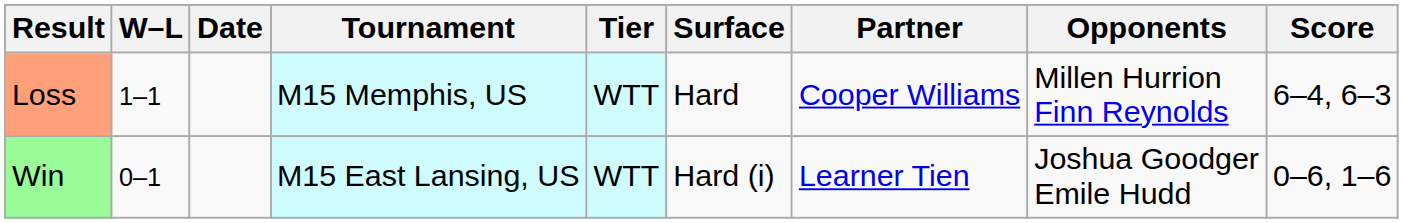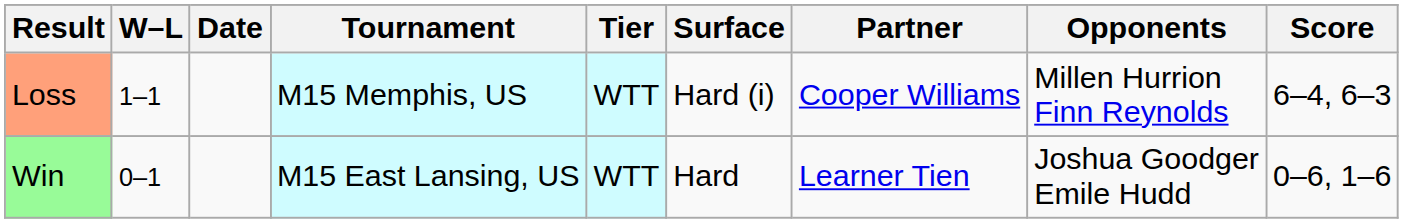(706, 93) Hard -> (724, 93) Hard (i)
(724, 176) Hard (i) -> (706, 176) Hard
